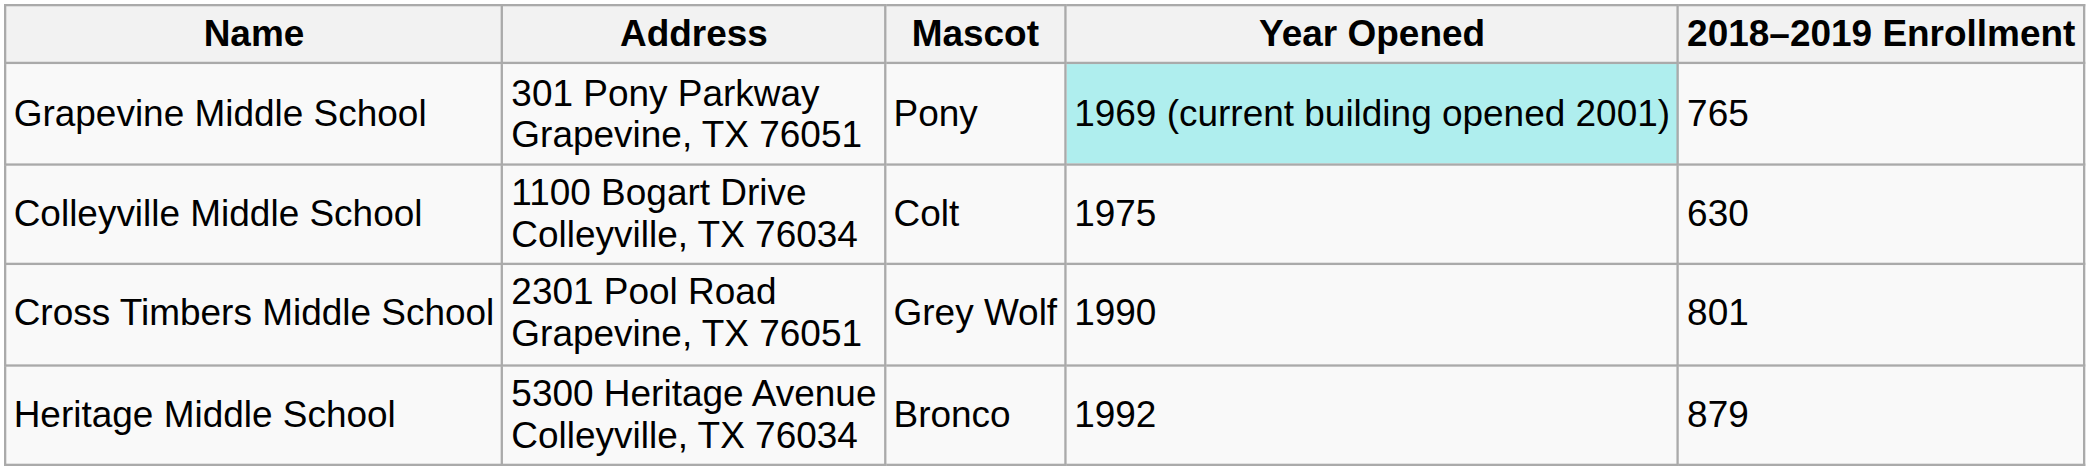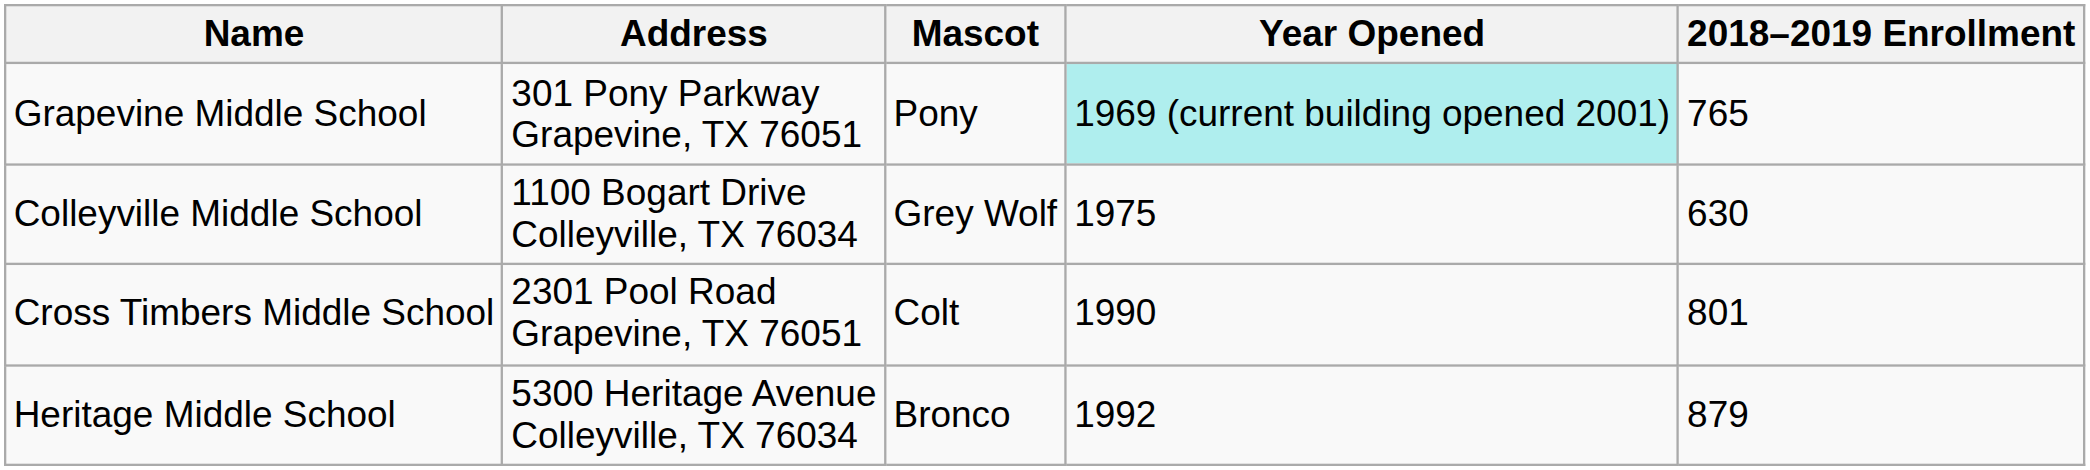(926, 213) Colt -> (975, 213) Grey Wolf
(975, 313) Grey Wolf -> (926, 313) Colt
